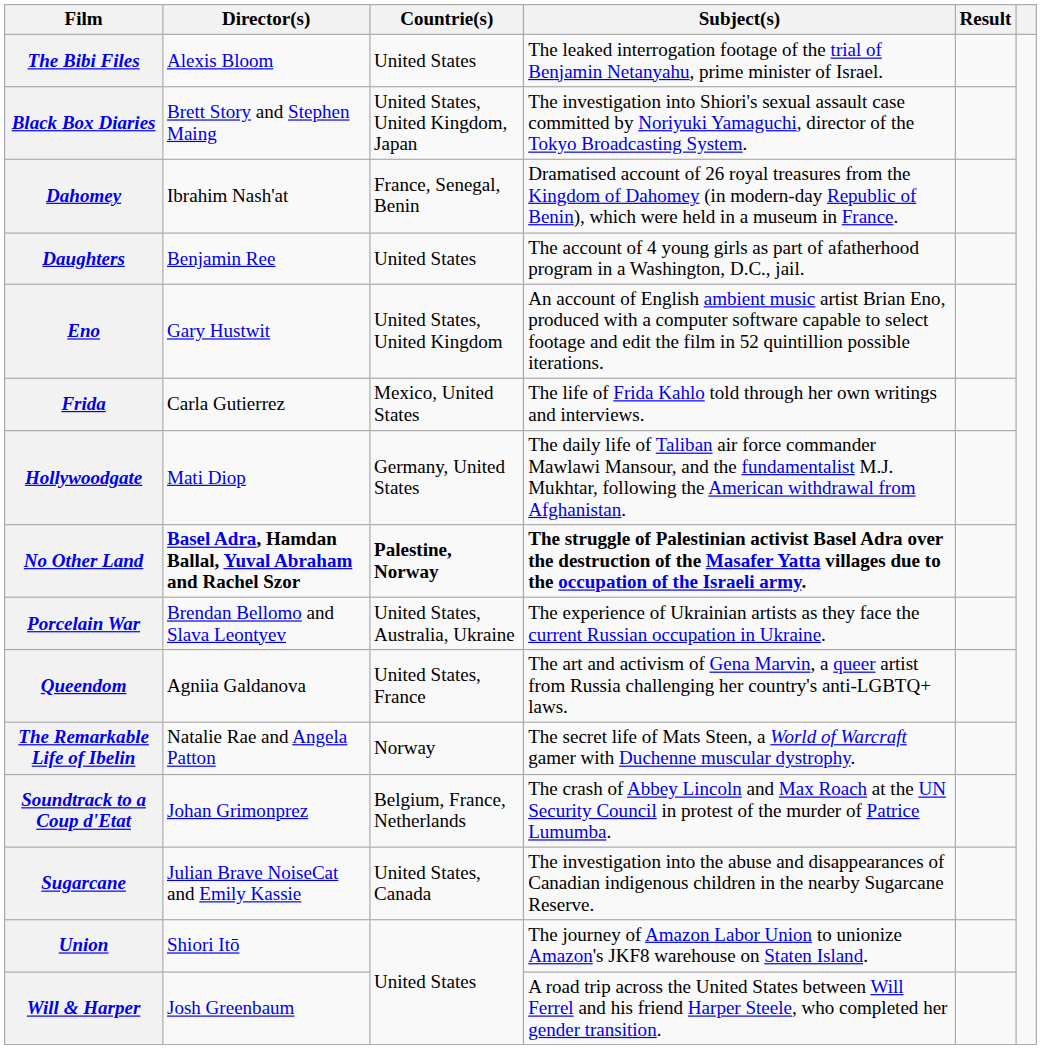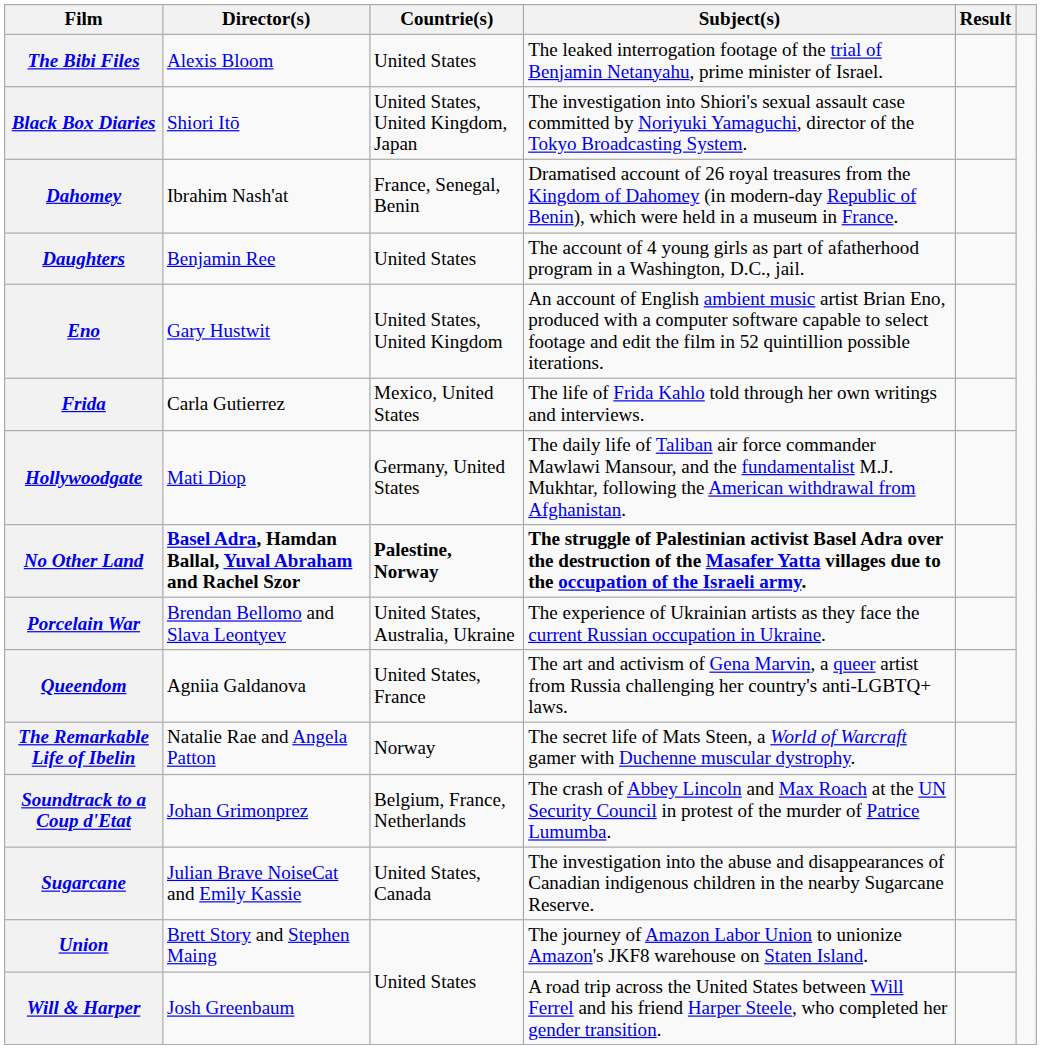(258, 122) Brett Story and Stephen Maing -> (203, 122) Shiori Itō
(203, 945) Shiori Itō -> (258, 945) Brett Story and Stephen Maing
